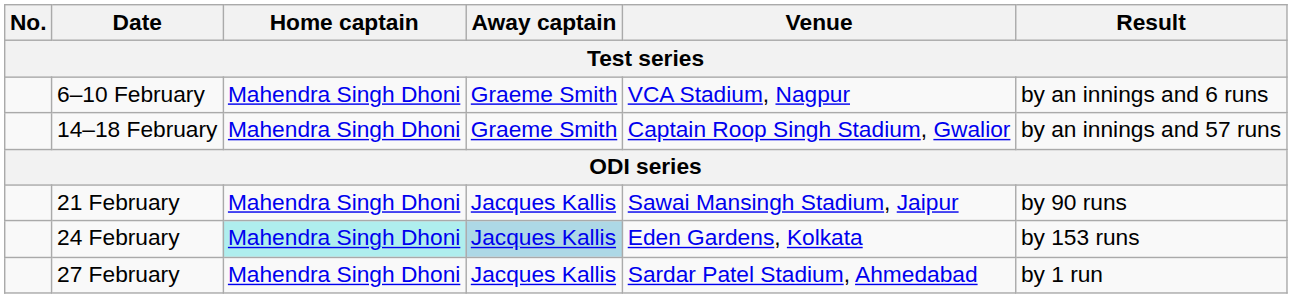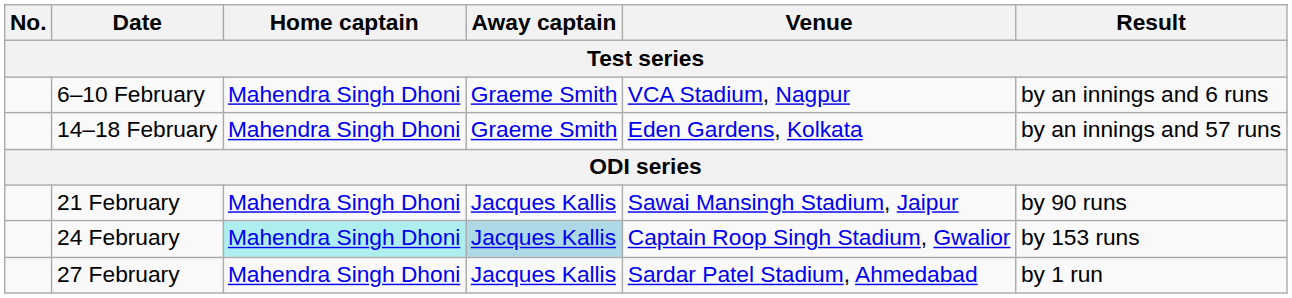(819, 130) Captain Roop Singh Stadium, Gwalior -> (745, 130) Eden Gardens, Kolkata
(745, 238) Eden Gardens, Kolkata -> (819, 238) Captain Roop Singh Stadium, Gwalior
